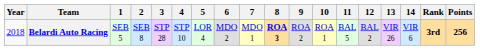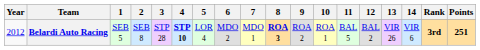(16, 32) 2018 -> (16, 32) 2012
(182, 32) normal -> (182, 32) bold
(460, 32) 256 -> (461, 32) 251
